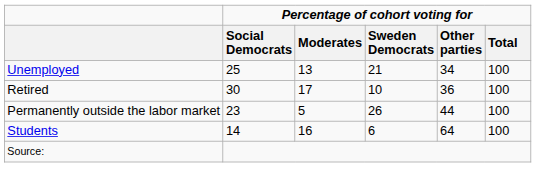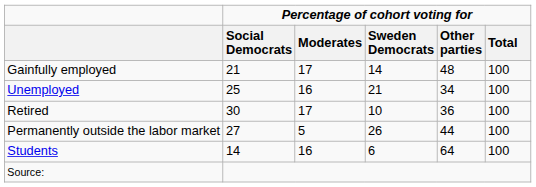+ row: (62, 70)
(305, 70) 13 -> (305, 90) 16
(233, 111) 23 -> (233, 131) 27
